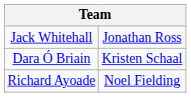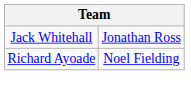- row: (51, 59)
